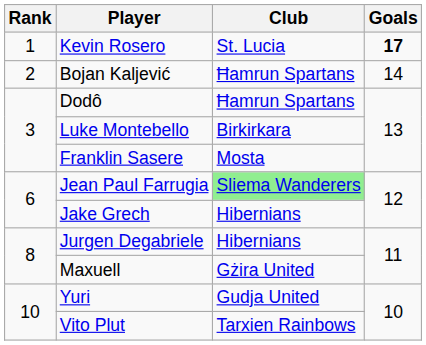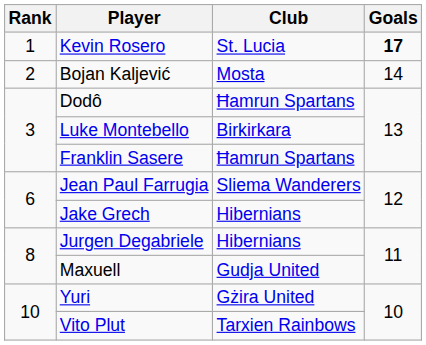(286, 74) Ħamrun Spartans -> (241, 74) Mosta
(241, 158) Mosta -> (286, 158) Ħamrun Spartans
(289, 185) lightgreen background -> (289, 185) no background
(265, 269) Gżira United -> (268, 269) Gudja United
(268, 297) Gudja United -> (265, 297) Gżira United
